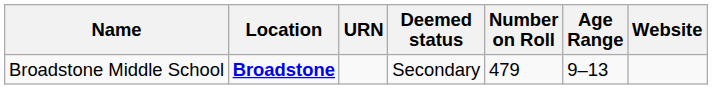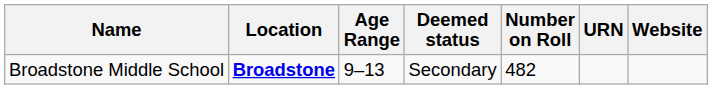columns swapped: (595, 30) <-> (364, 30)
(504, 69) 479 -> (521, 69) 482
